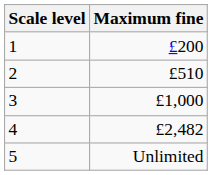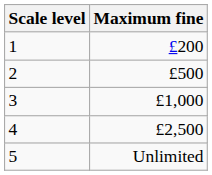(186, 73) £510 -> (186, 73) £500
(180, 128) £2,482 -> (180, 128) £2,500
